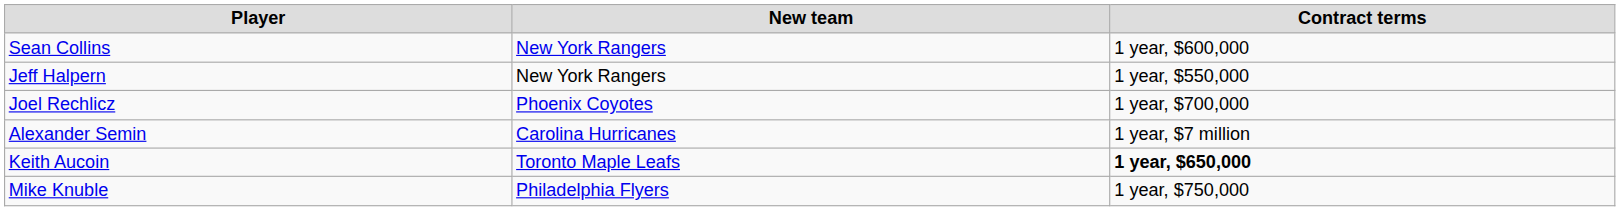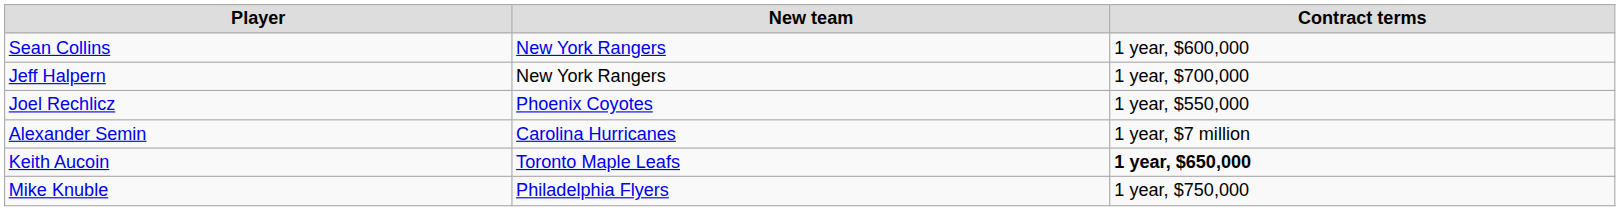(1182, 76) 1 year, $550,000 -> (1182, 76) 1 year, $700,000
(1182, 104) 1 year, $700,000 -> (1182, 104) 1 year, $550,000
